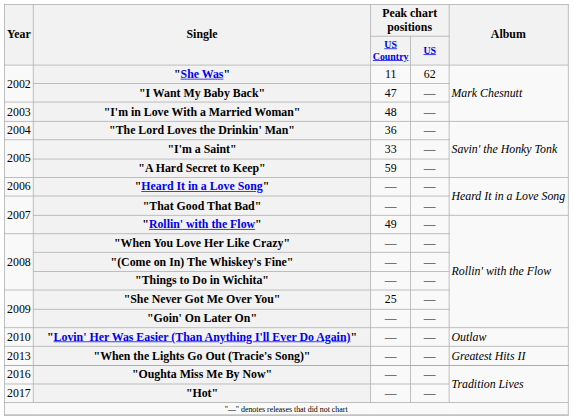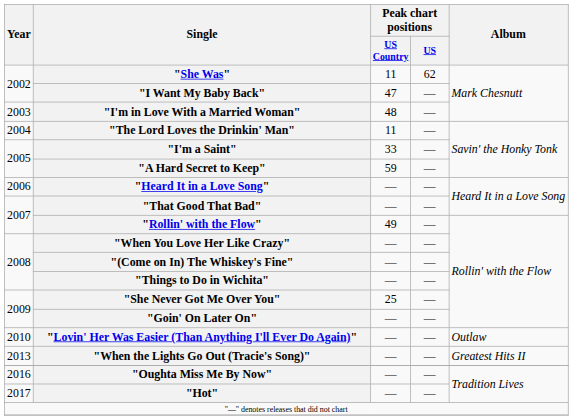(391, 130) 36 -> (391, 130) 11
